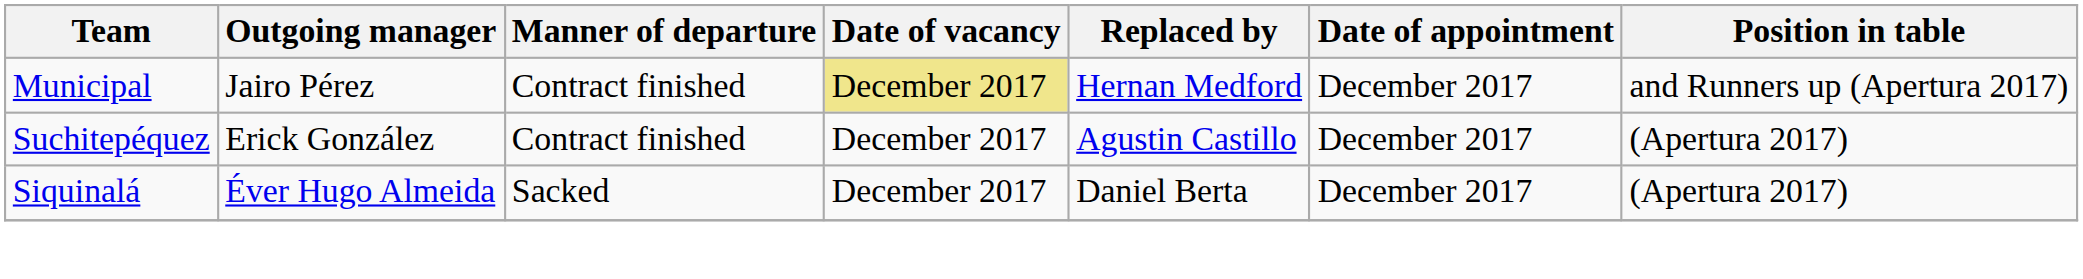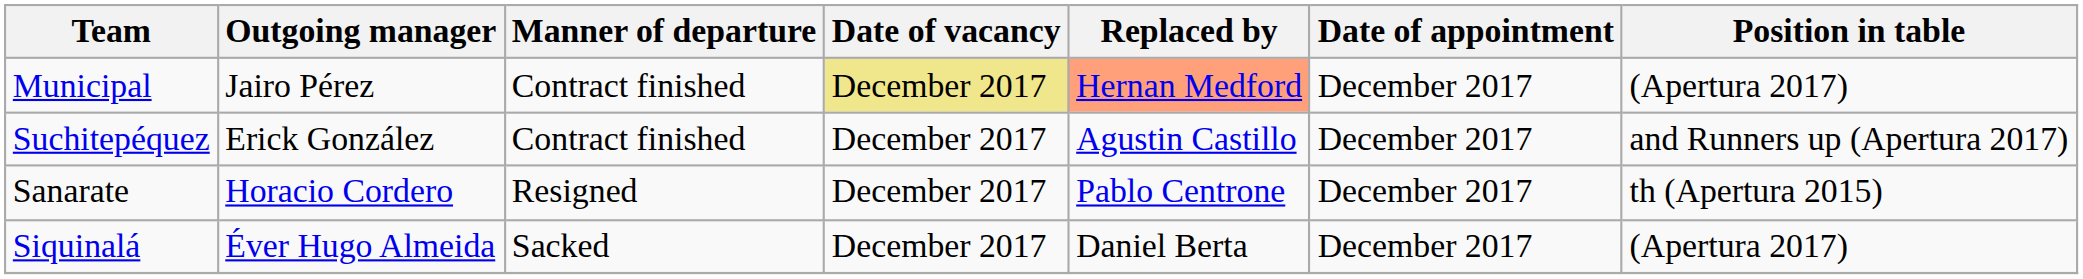(1189, 84) no background -> (1189, 84) lightsalmon background
(1849, 84) and Runners up (Apertura 2017) -> (1739, 84) (Apertura 2017)
(1739, 138) (Apertura 2017) -> (1849, 138) and Runners up (Apertura 2017)
+ row: (71, 191)
